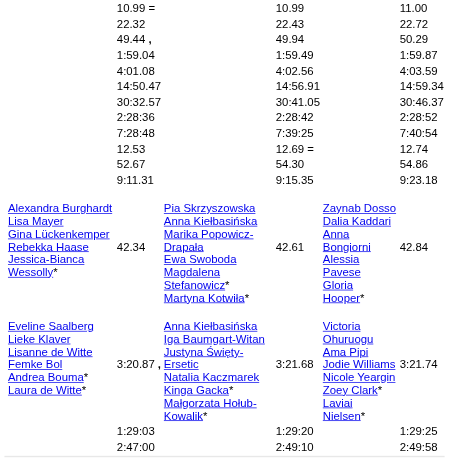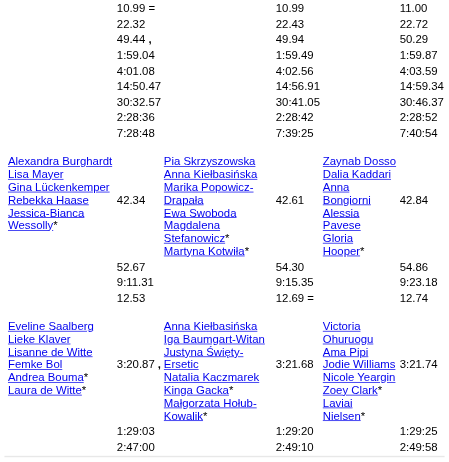rows swapped: (131, 149) <-> (131, 247)
